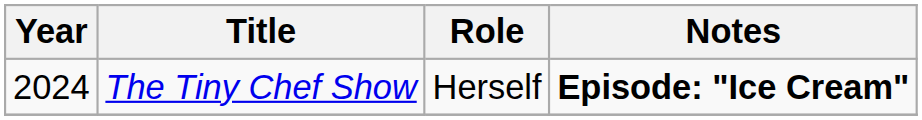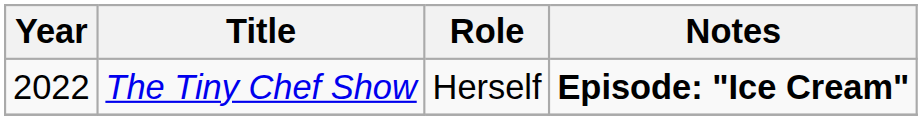(51, 86) 2024 -> (51, 86) 2022
